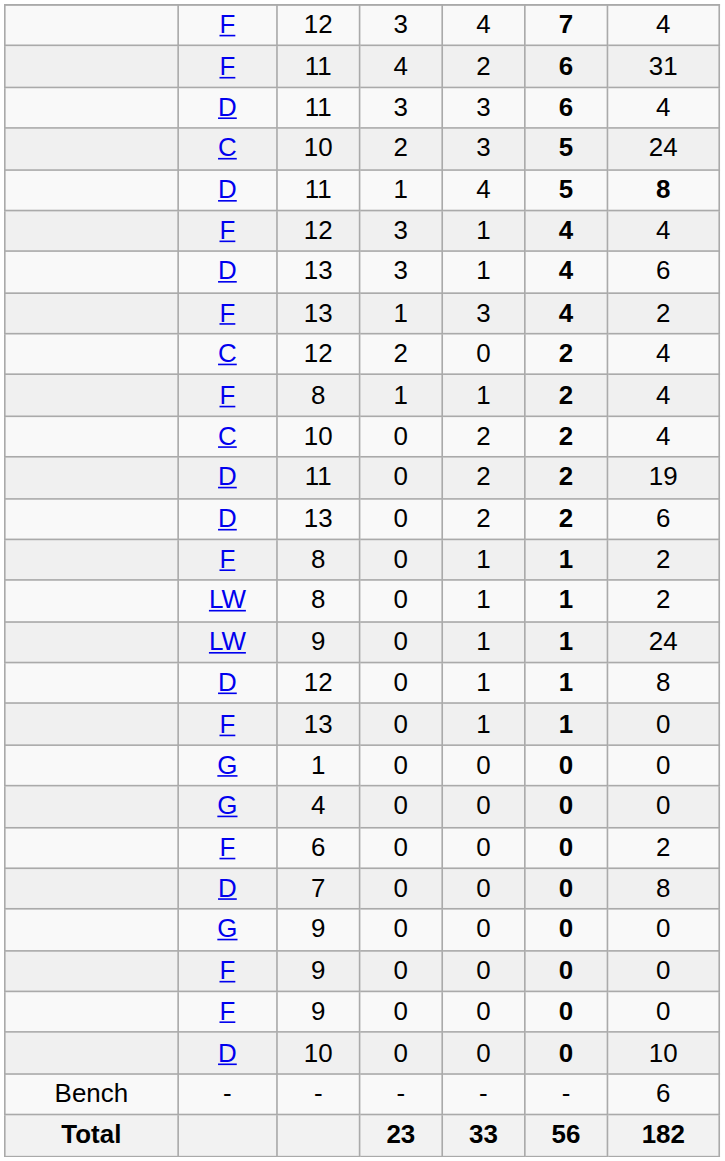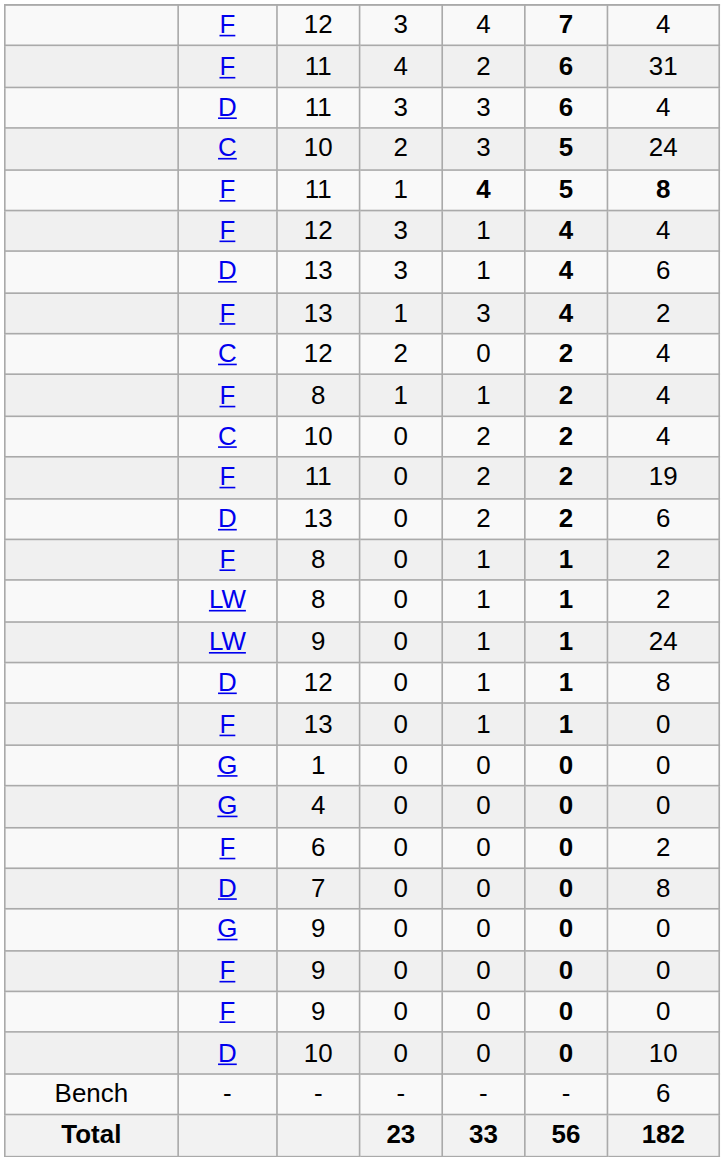(227, 189) D -> (227, 189) F
(483, 189) normal -> (483, 189) bold
(227, 477) D -> (227, 477) F
